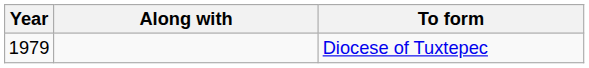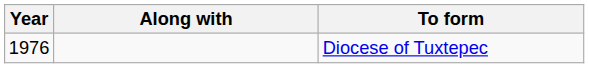(29, 47) 1979 -> (29, 47) 1976
